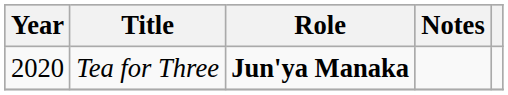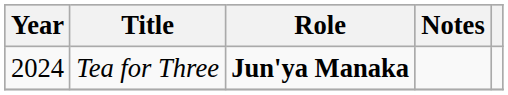(38, 67) 2020 -> (38, 67) 2024
